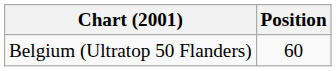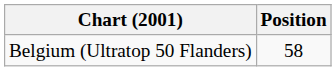(294, 50) 60 -> (294, 50) 58
